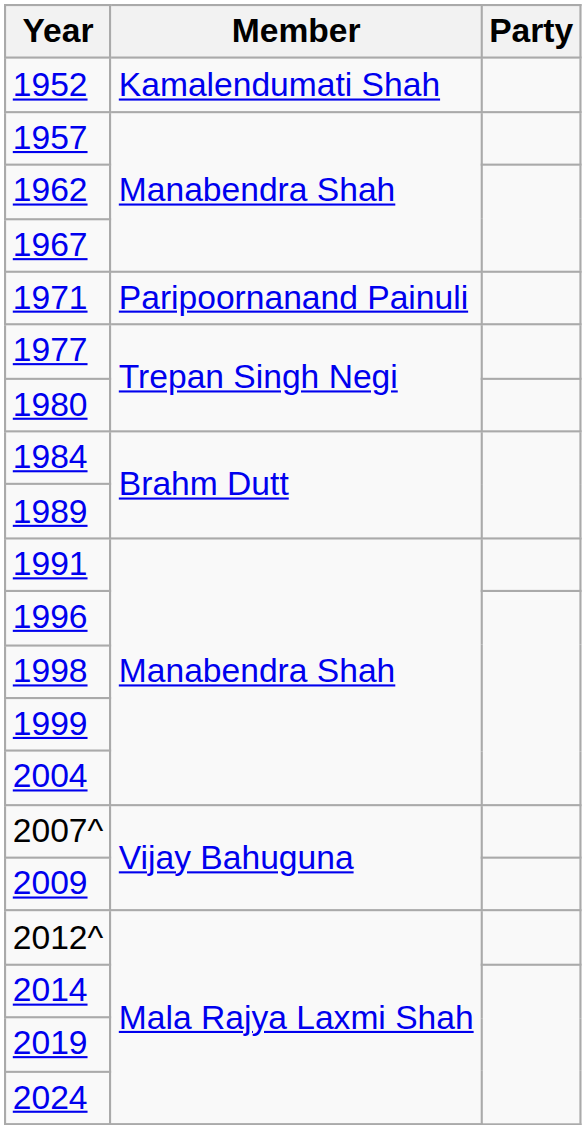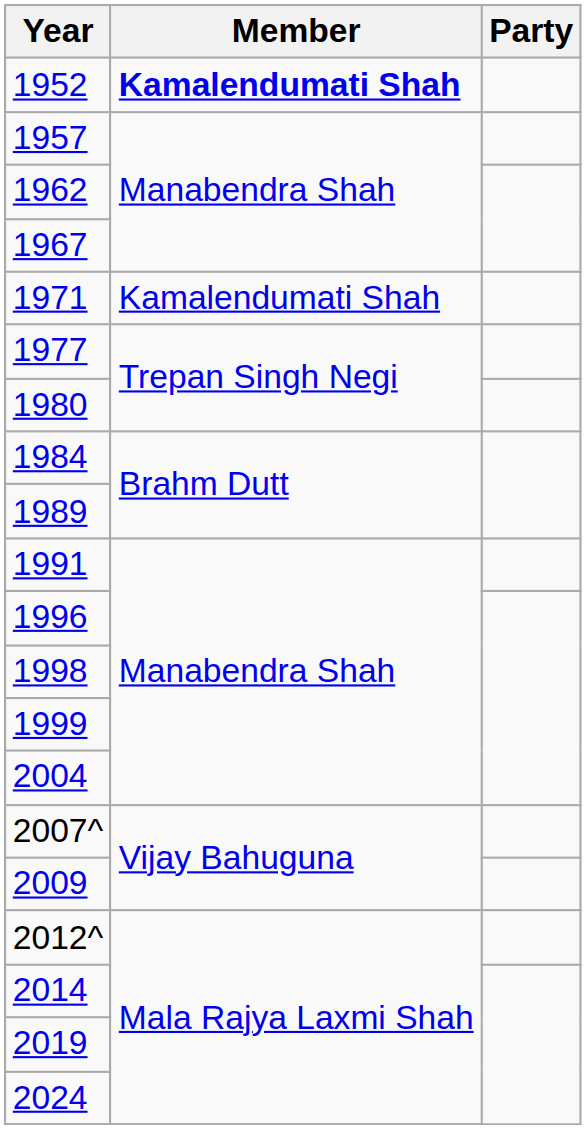(279, 84) normal -> (290, 84) bold
(293, 297) Paripoornanand Painuli -> (279, 297) Kamalendumati Shah
